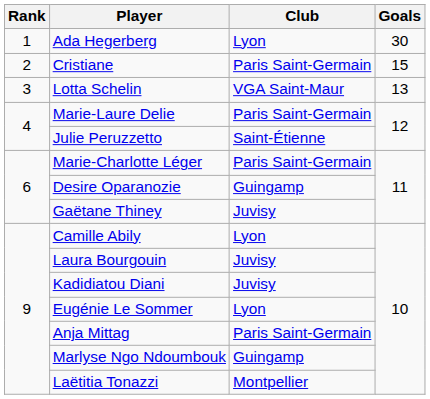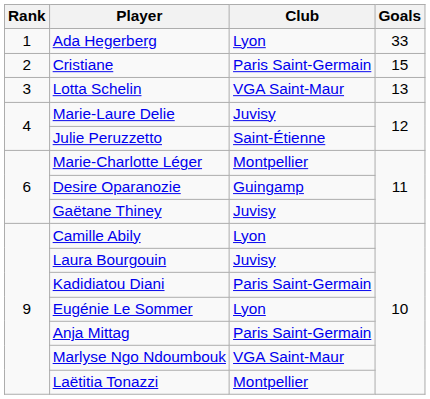(400, 41) 30 -> (400, 41) 33
(302, 114) Paris Saint-Germain -> (254, 114) Juvisy
(302, 162) Paris Saint-Germain -> (271, 162) Montpellier
(254, 284) Juvisy -> (302, 284) Paris Saint-Germain
(268, 357) Guingamp -> (289, 357) VGA Saint-Maur
